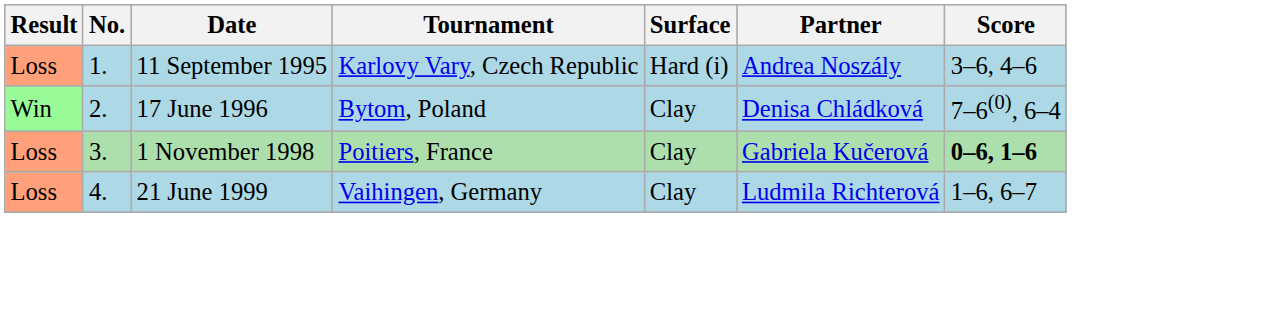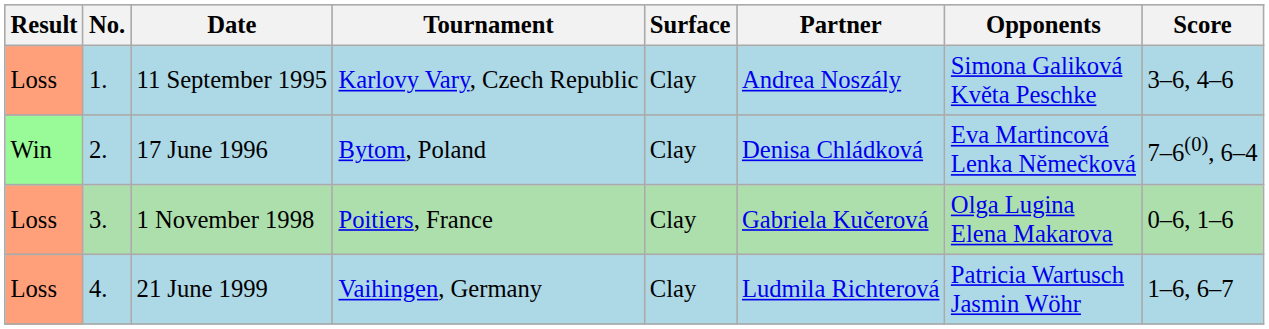+ column: (1043, 24)
(689, 65) Hard (i) -> (673, 80) Clay
(994, 151) bold -> (1190, 219) normal
